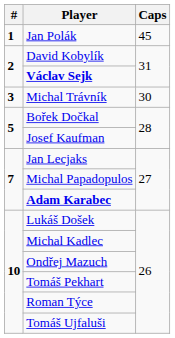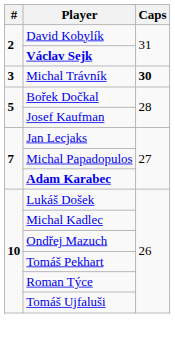- row: (51, 35)
(145, 96) normal -> (145, 76) bold
